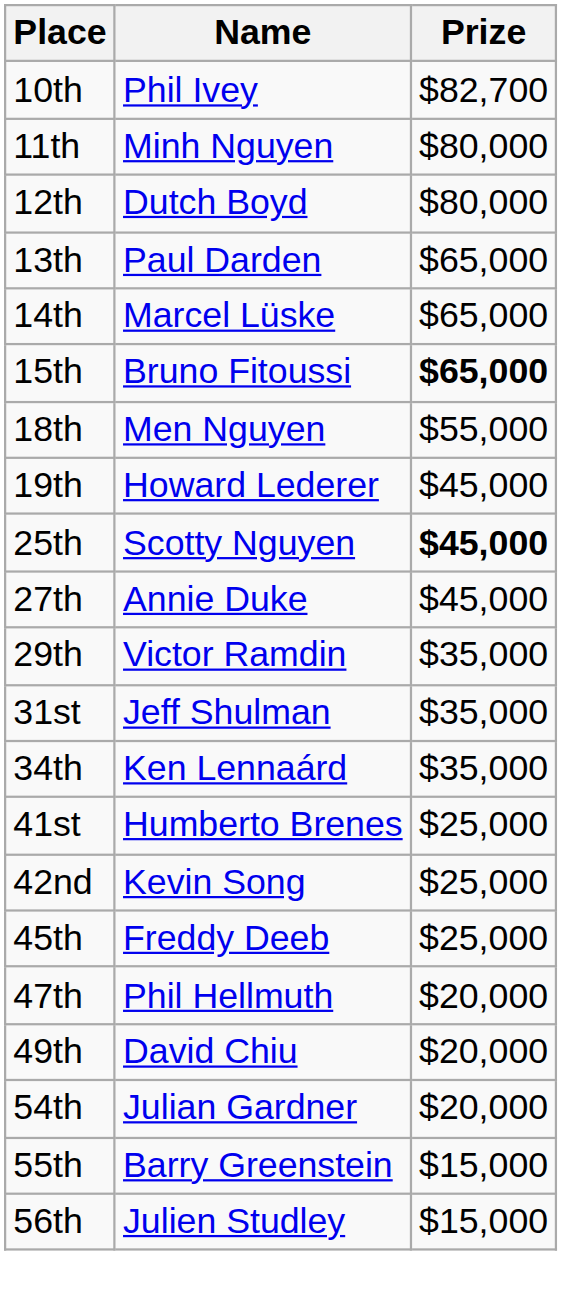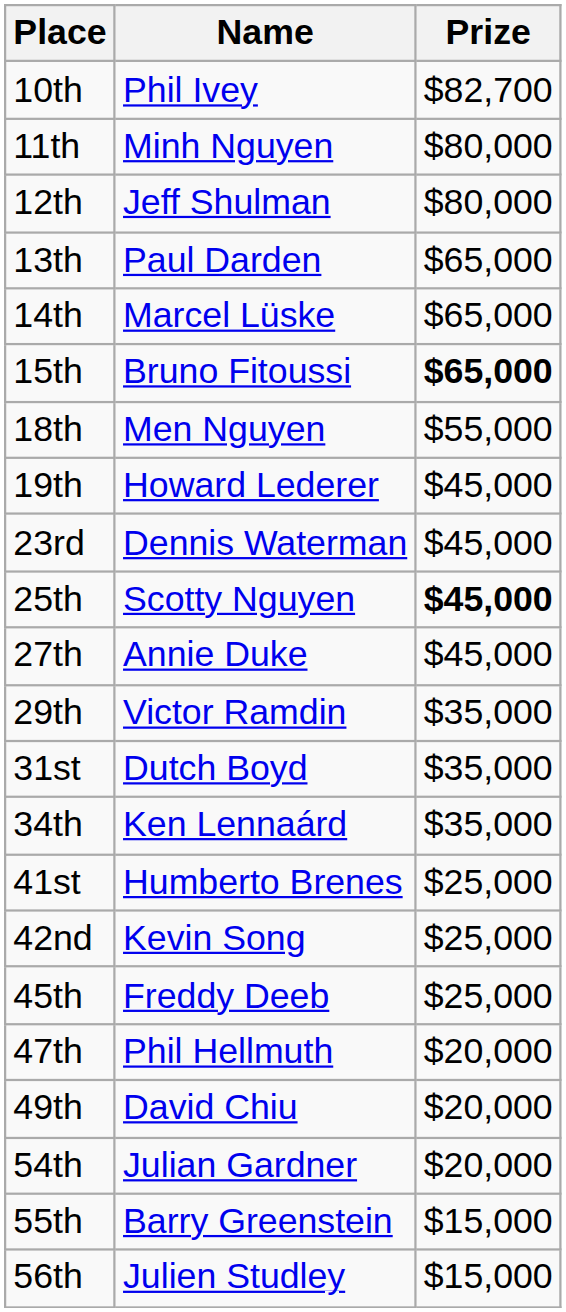(215, 202) Dutch Boyd -> (227, 202) Jeff Shulman
+ row: (49, 542)
(227, 711) Jeff Shulman -> (215, 768) Dutch Boyd
